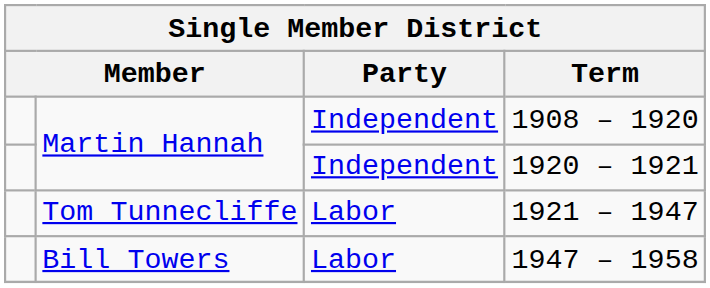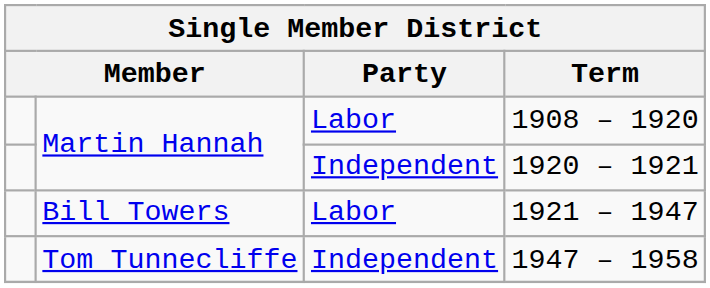(405, 121) Independent -> (353, 121) Labor
(170, 213) Tom Tunnecliffe -> (136, 213) Bill Towers
(136, 259) Bill Towers -> (170, 259) Tom Tunnecliffe
(353, 259) Labor -> (405, 259) Independent
